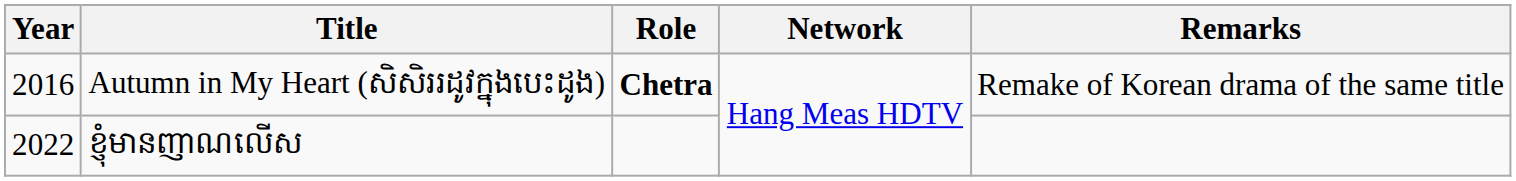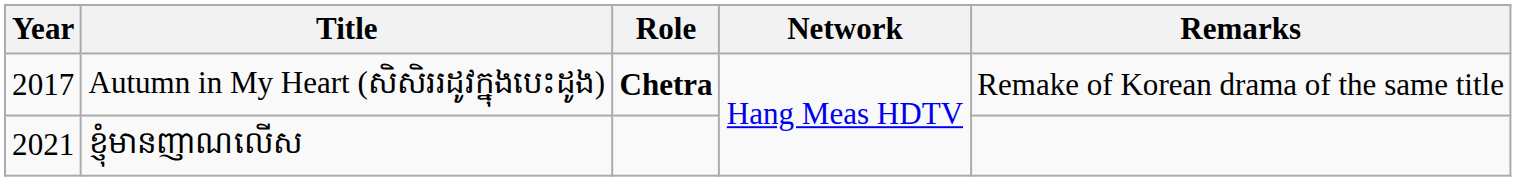(43, 84) 2016 -> (43, 84) 2017
(43, 145) 2022 -> (43, 145) 2021
